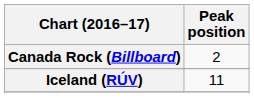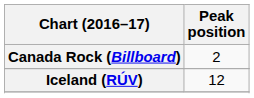(216, 80) 11 -> (216, 80) 12
